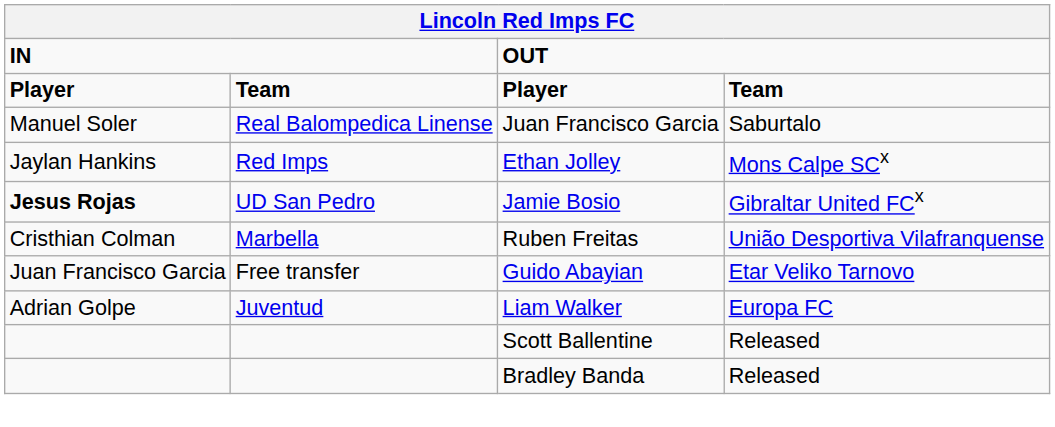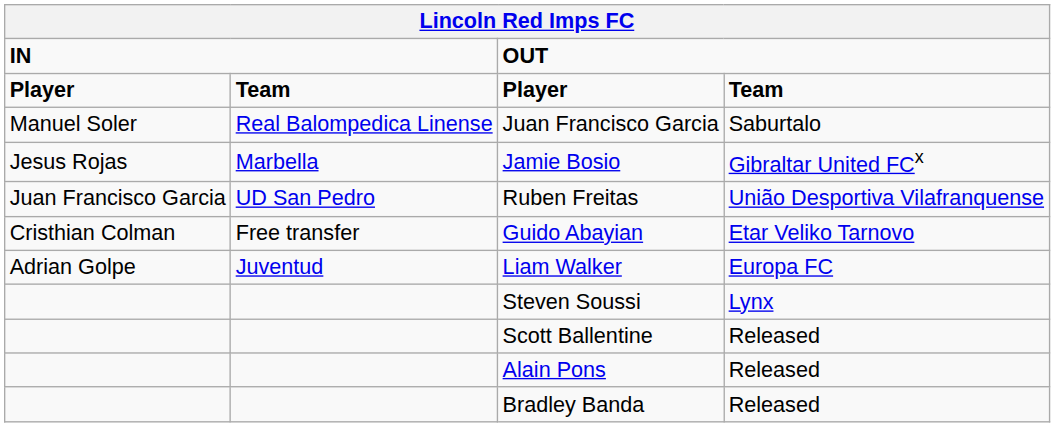- row: (561, 161)
(73, 201) bold -> (68, 161) normal
(305, 201) UD San Pedro -> (277, 161) Marbella
(92, 238) Cristhian Colman -> (118, 198) Juan Francisco Garcia
(277, 238) Marbella -> (305, 198) UD San Pedro
(118, 273) Juan Francisco Garcia -> (92, 233) Cristhian Colman
+ row: (572, 301)
+ row: (554, 370)
